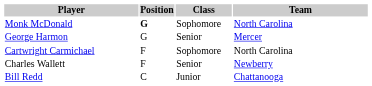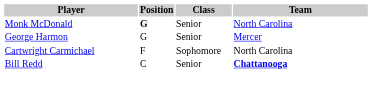(199, 23) Sophomore -> (189, 23) Senior
- row: (35, 64)
(188, 77) Junior -> (189, 64) Senior
(259, 77) normal -> (260, 64) bold
